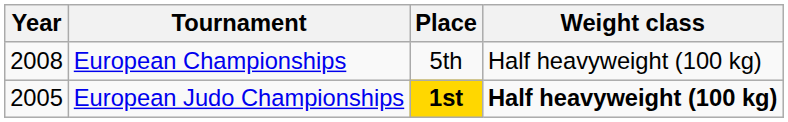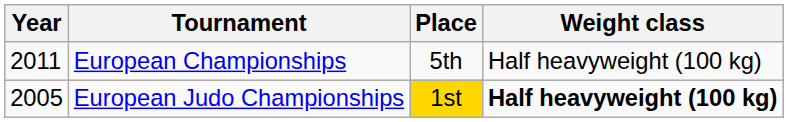(37, 60) 2008 -> (36, 60) 2011
(446, 98) bold -> (446, 98) normal
